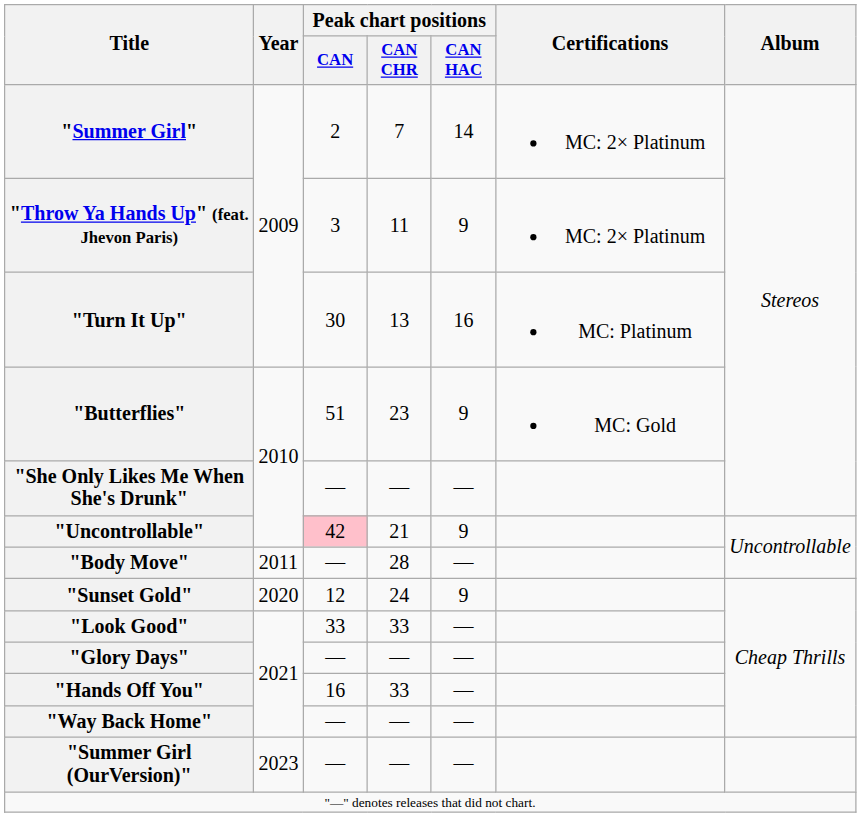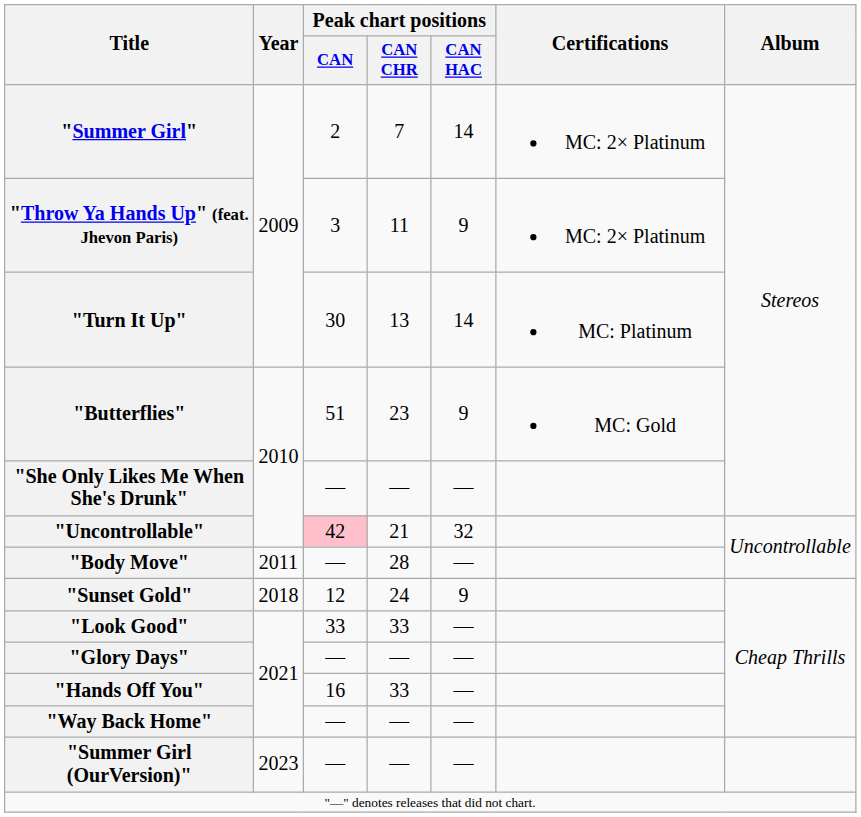(463, 319) 16 -> (463, 319) 14
(463, 531) 9 -> (463, 531) 32
(278, 594) 2020 -> (278, 594) 2018
